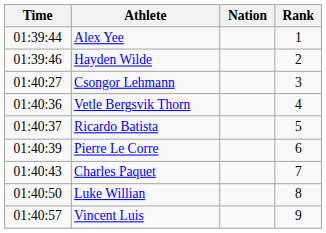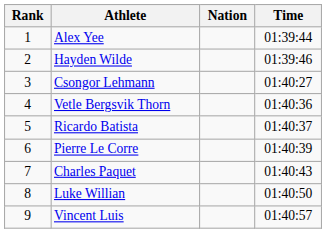columns swapped: (298, 15) <-> (38, 15)
